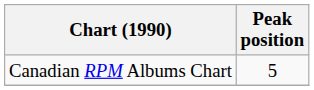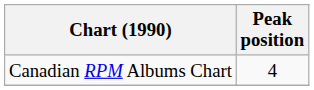(272, 70) 5 -> (272, 70) 4
